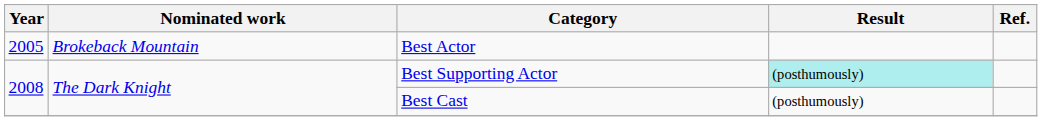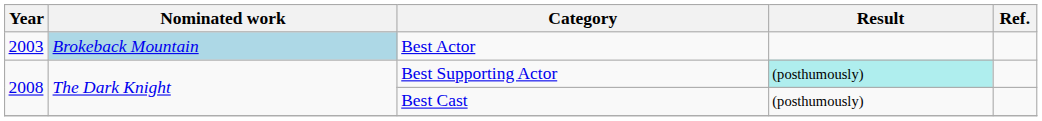(26, 45) 2005 -> (26, 45) 2003
(126, 45) no background -> (126, 45) lightblue background
